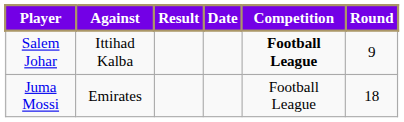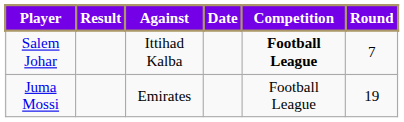columns swapped: (115, 17) <-> (179, 17)
(372, 52) 9 -> (372, 52) 7
(372, 95) 18 -> (372, 95) 19
